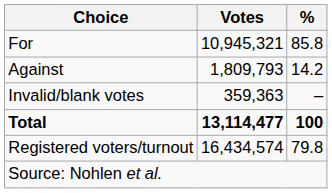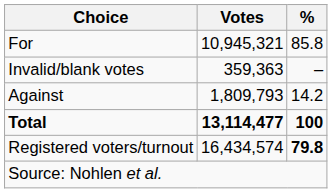rows swapped: (36, 69) <-> (76, 95)
(307, 148) normal -> (307, 148) bold
